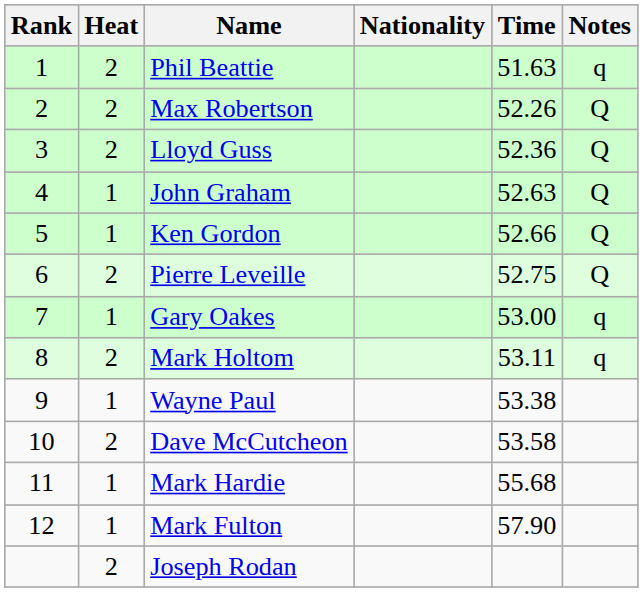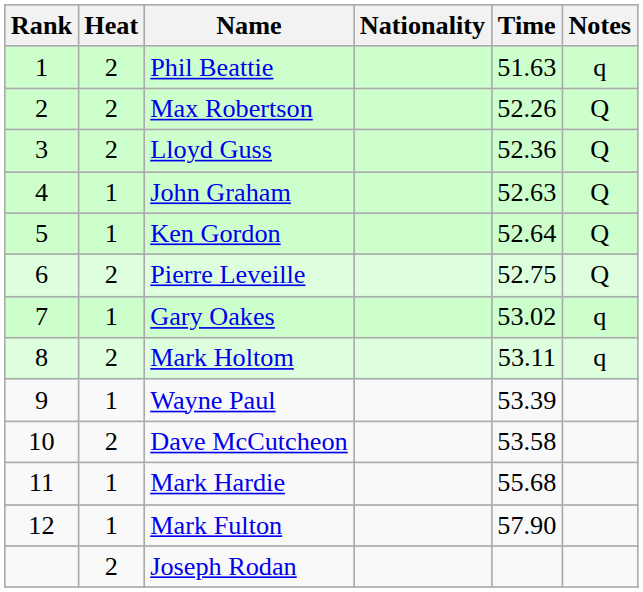(527, 233) 52.66 -> (527, 233) 52.64
(527, 316) 53.00 -> (527, 316) 53.02
(527, 399) 53.38 -> (527, 399) 53.39
